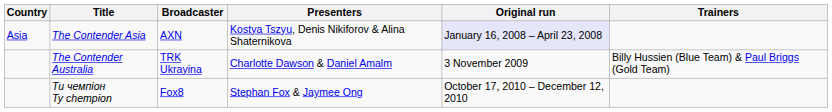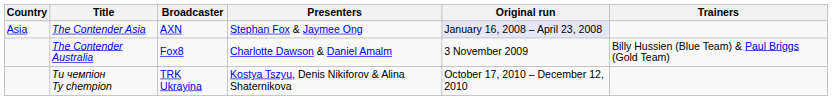(317, 35) Kostya Tszyu, Denis Nikiforov & Alina Shaternikova -> (296, 29) Stephan Fox & Jaymee Ong
(181, 64) TRK Ukrayina -> (172, 52) Fox8
(172, 92) Fox8 -> (181, 80) TRK Ukrayina
(296, 92) Stephan Fox & Jaymee Ong -> (317, 80) Kostya Tszyu, Denis Nikiforov & Alina Shaternikova
